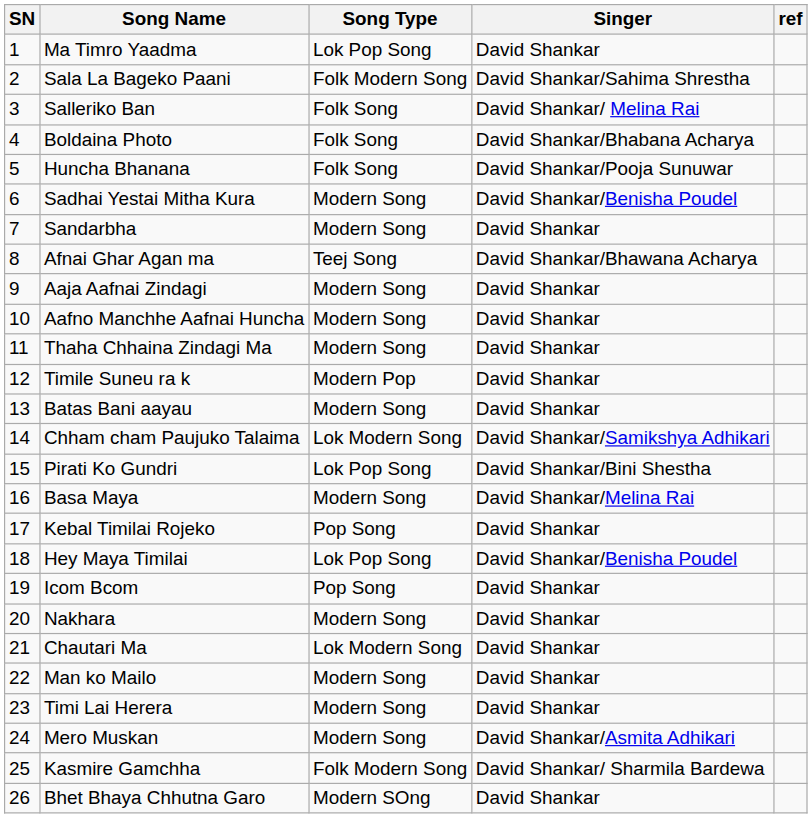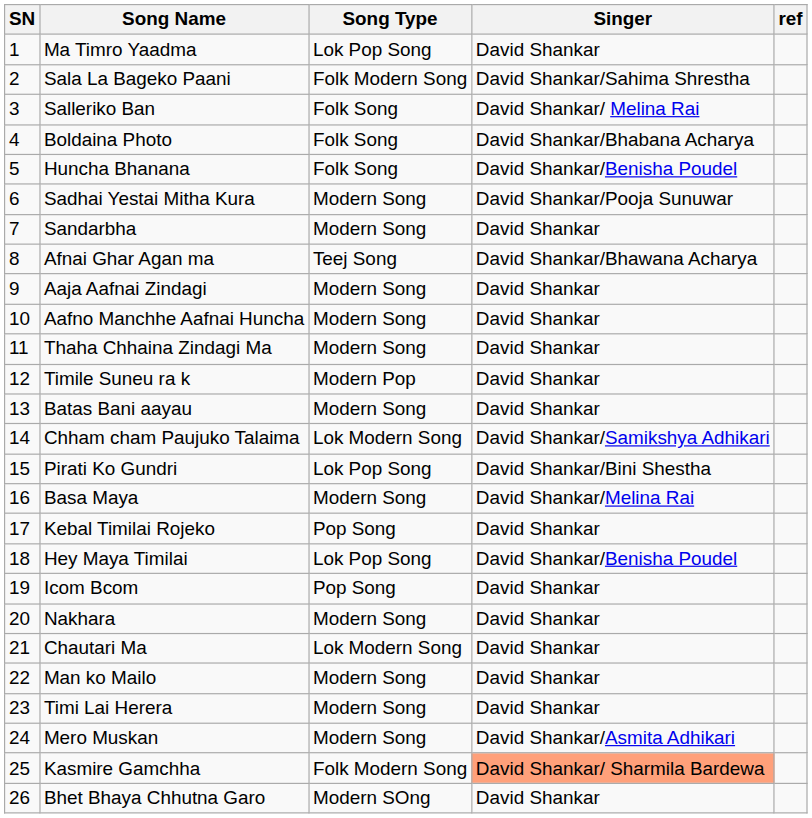(604, 169) David Shankar/Pooja Sunuwar -> (607, 169) David Shankar/Benisha Poudel
(607, 199) David Shankar/Benisha Poudel -> (604, 199) David Shankar/Pooja Sunuwar
(620, 768) no background -> (620, 768) lightsalmon background
